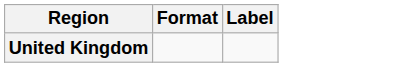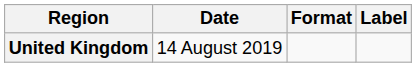+ column: (220, 18)
